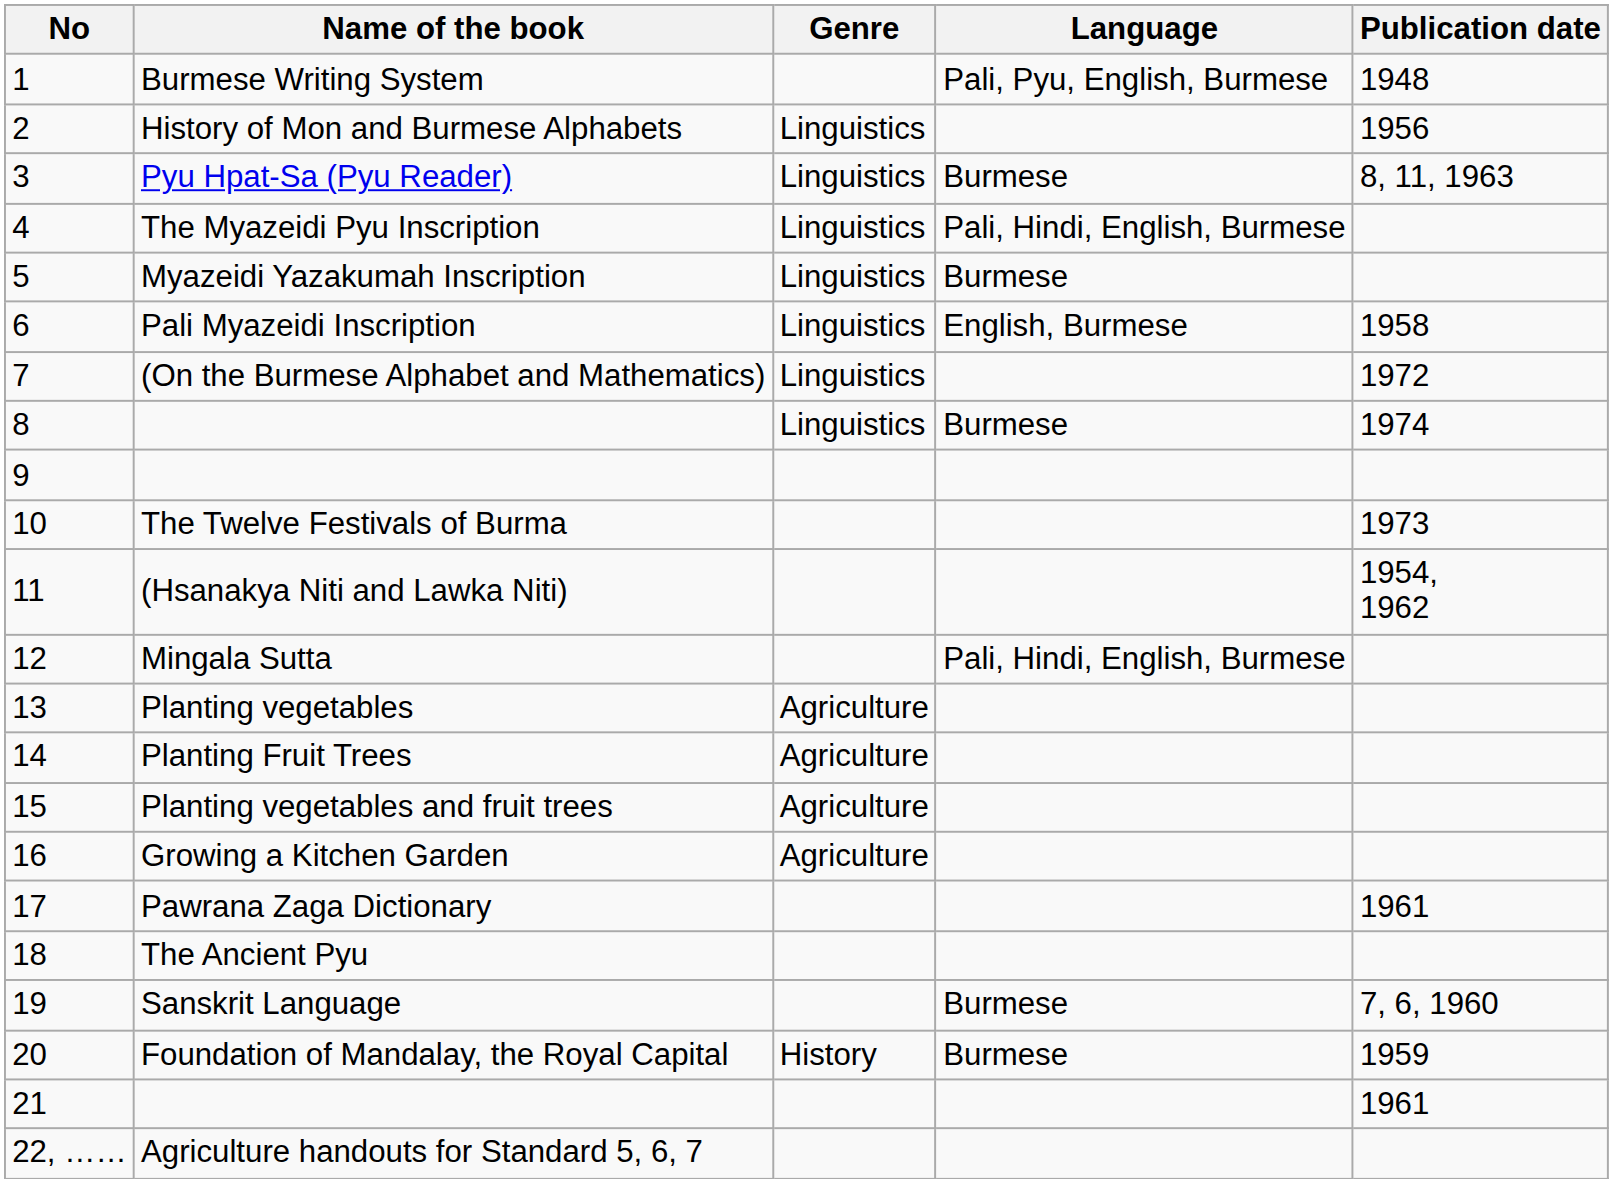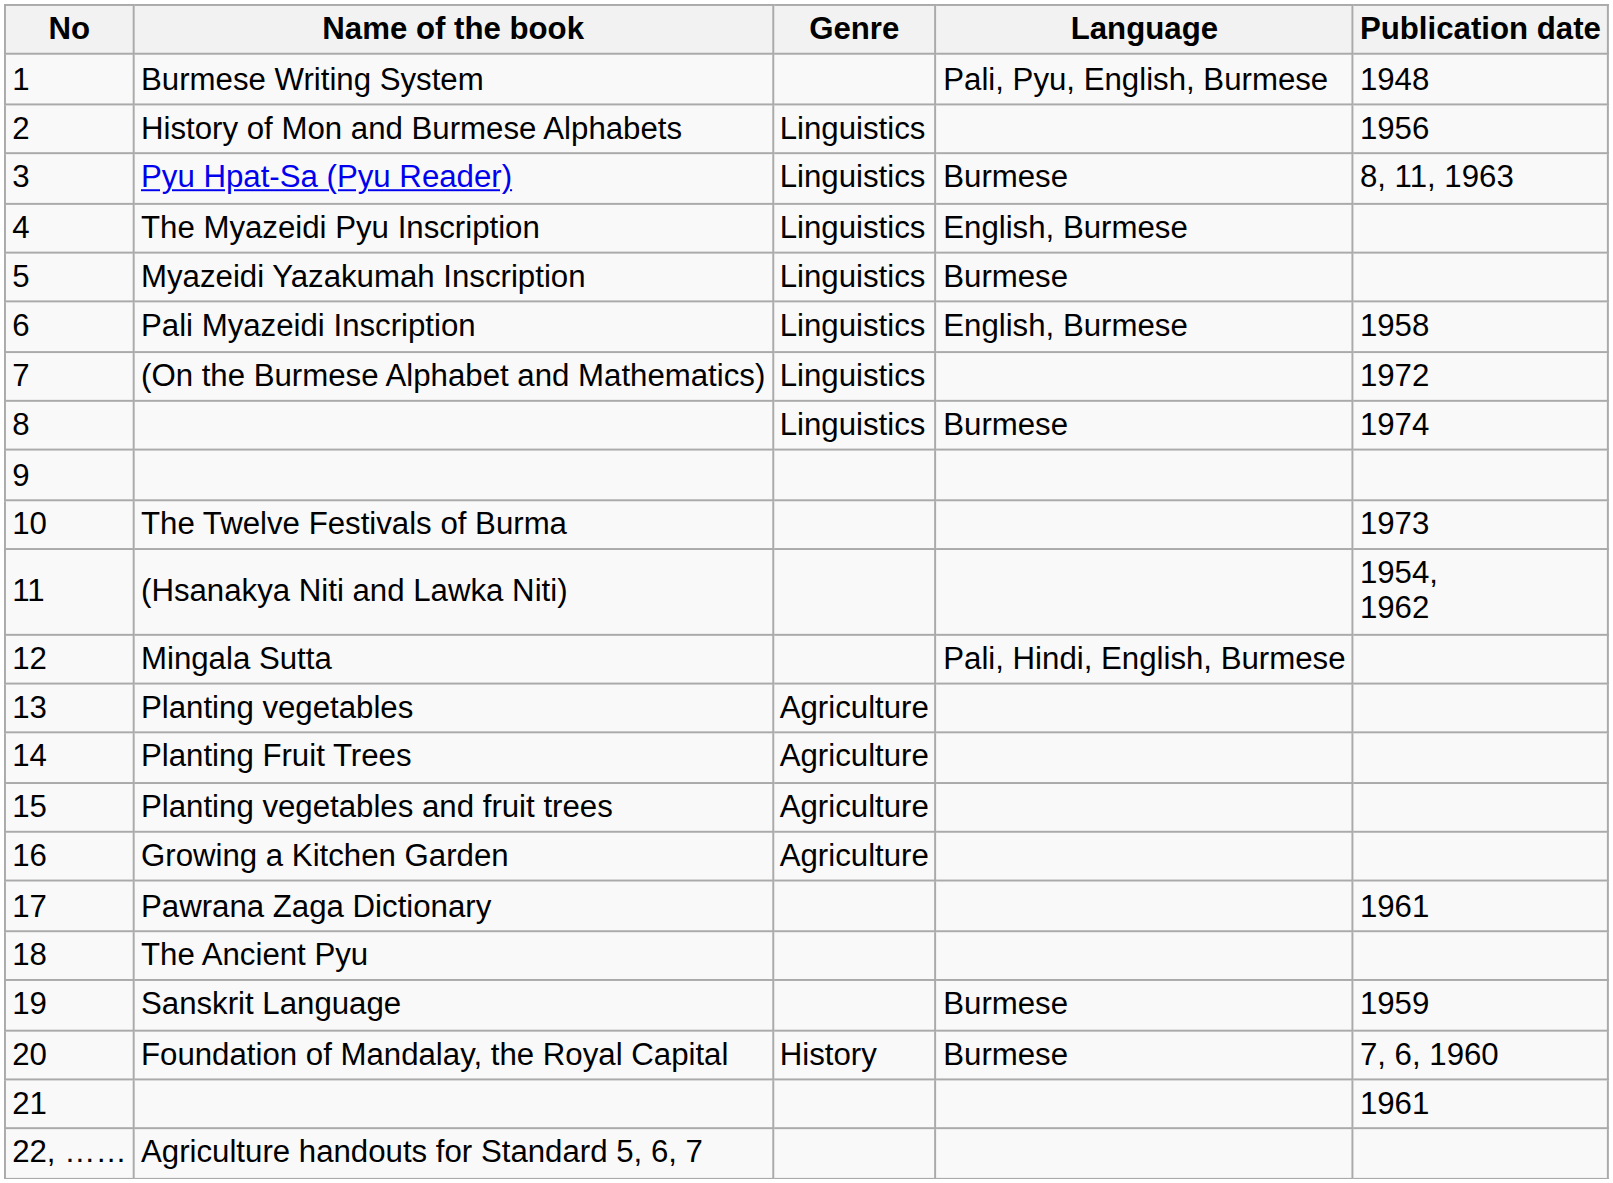(1144, 227) Pali, Hindi, English, Burmese -> (1065, 227) English, Burmese
(1429, 1004) 7, 6, 1960 -> (1395, 1004) 1959
(1395, 1053) 1959 -> (1429, 1053) 7, 6, 1960
